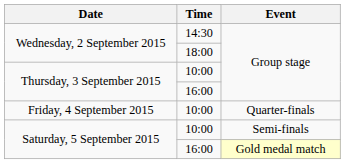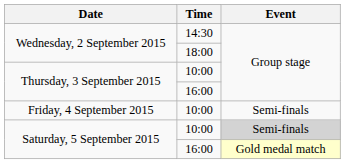(281, 110) Quarter-finals -> (281, 110) Semi-finals
(281, 129) no background -> (281, 129) lightgrey background
